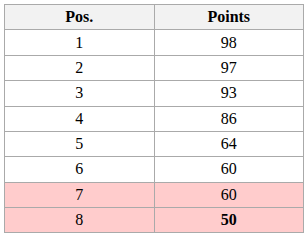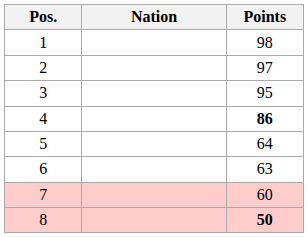+ column: (154, 17)
(229, 93) 93 -> (265, 93) 95
(229, 118) normal -> (265, 118) bold
(229, 169) 60 -> (265, 169) 63
